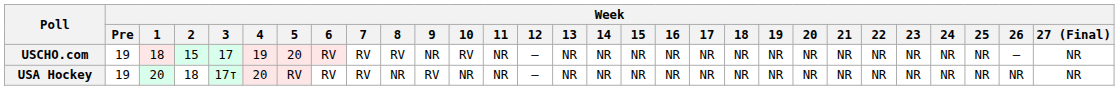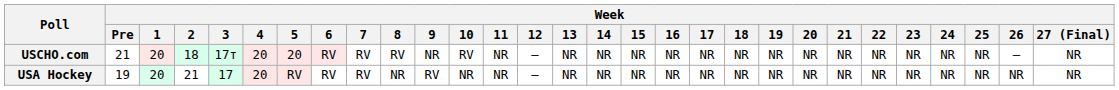(123, 55) 19 -> (123, 55) 21
(157, 55) 18 -> (157, 55) 20
(191, 55) 15 -> (191, 55) 18
(226, 55) 17 -> (226, 55) 17т
(260, 55) 19 -> (260, 55) 20
(191, 75) 18 -> (191, 75) 21
(226, 75) 17т -> (226, 75) 17
